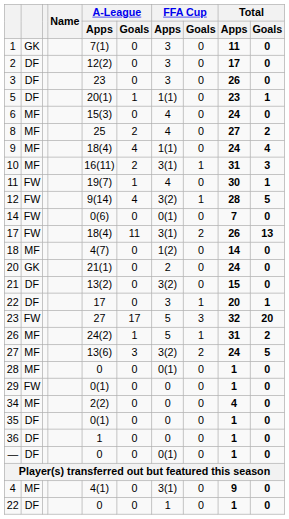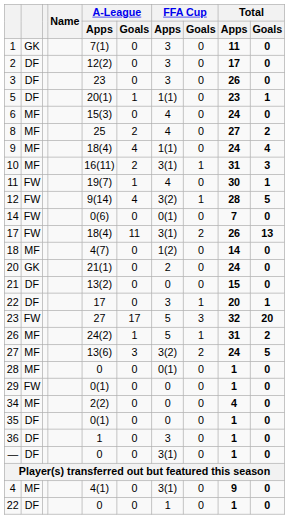(168, 285) 3(2) -> (168, 285) 0
(168, 438) 0 -> (168, 438) 3
(168, 455) 0(1) -> (168, 455) 3(1)
